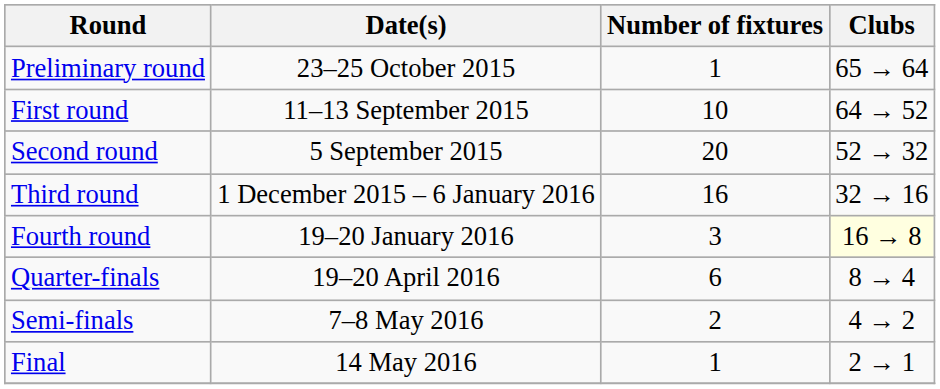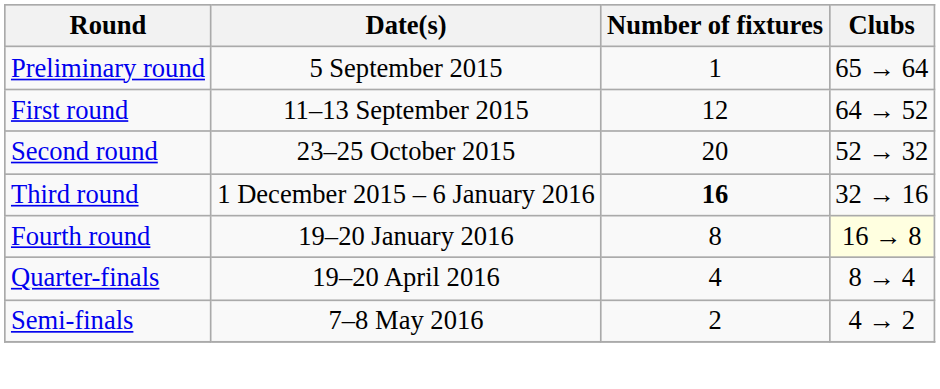(406, 67) 23–25 October 2015 -> (406, 67) 5 September 2015
(715, 109) 10 -> (715, 109) 12
(406, 151) 5 September 2015 -> (406, 151) 23–25 October 2015
(715, 194) normal -> (715, 194) bold
(715, 236) 3 -> (715, 236) 8
(715, 278) 6 -> (715, 278) 4
- row: (38, 362)
